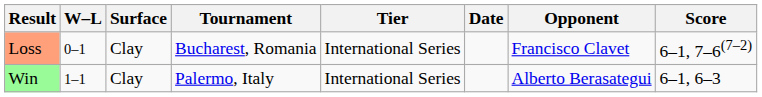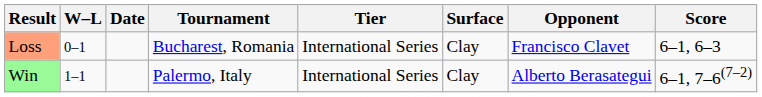columns swapped: (486, 18) <-> (138, 18)
(706, 48) 6–1, 7–6(7–2) -> (690, 45) 6–1, 6–3
(690, 78) 6–1, 6–3 -> (706, 76) 6–1, 7–6(7–2)
